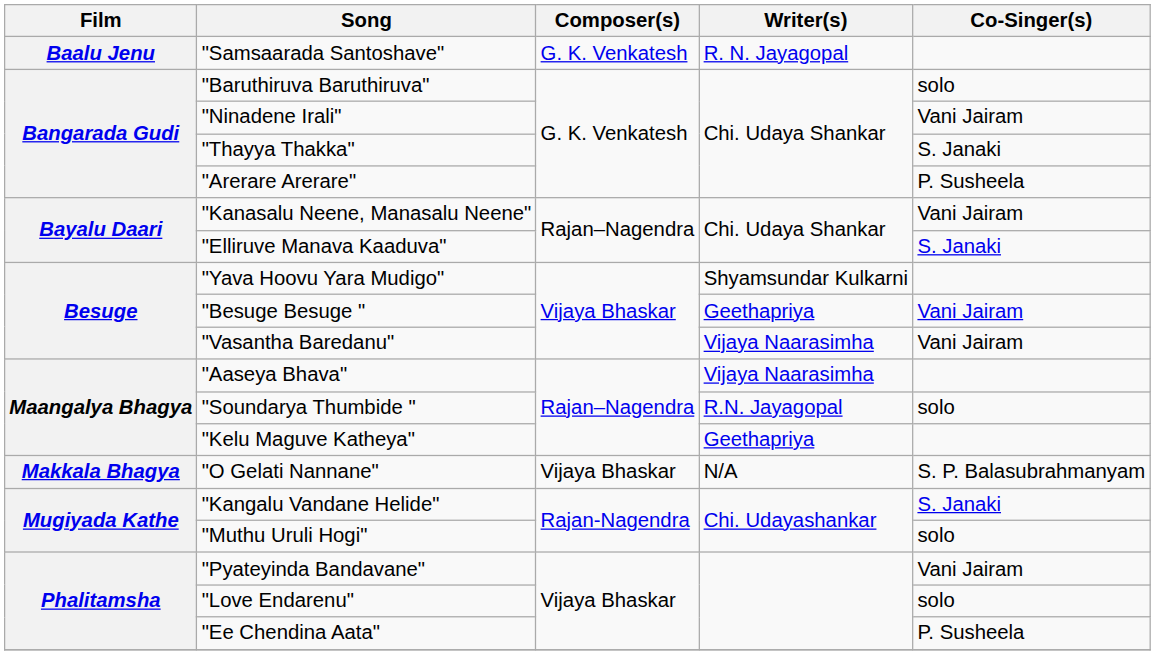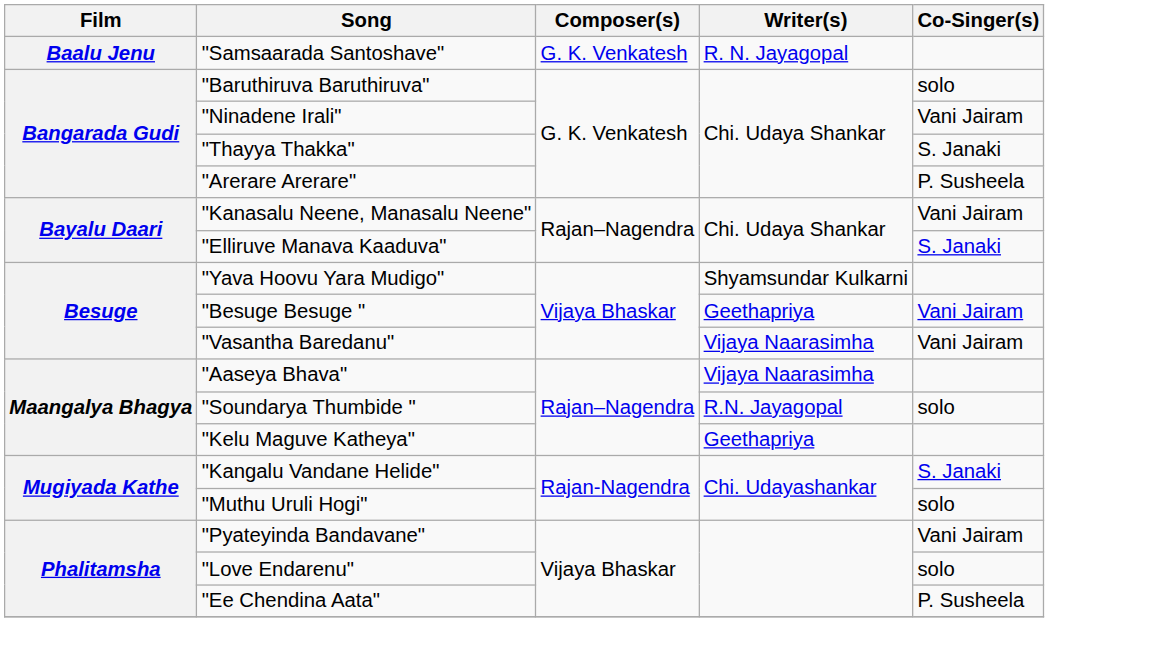- row: (290, 471)
